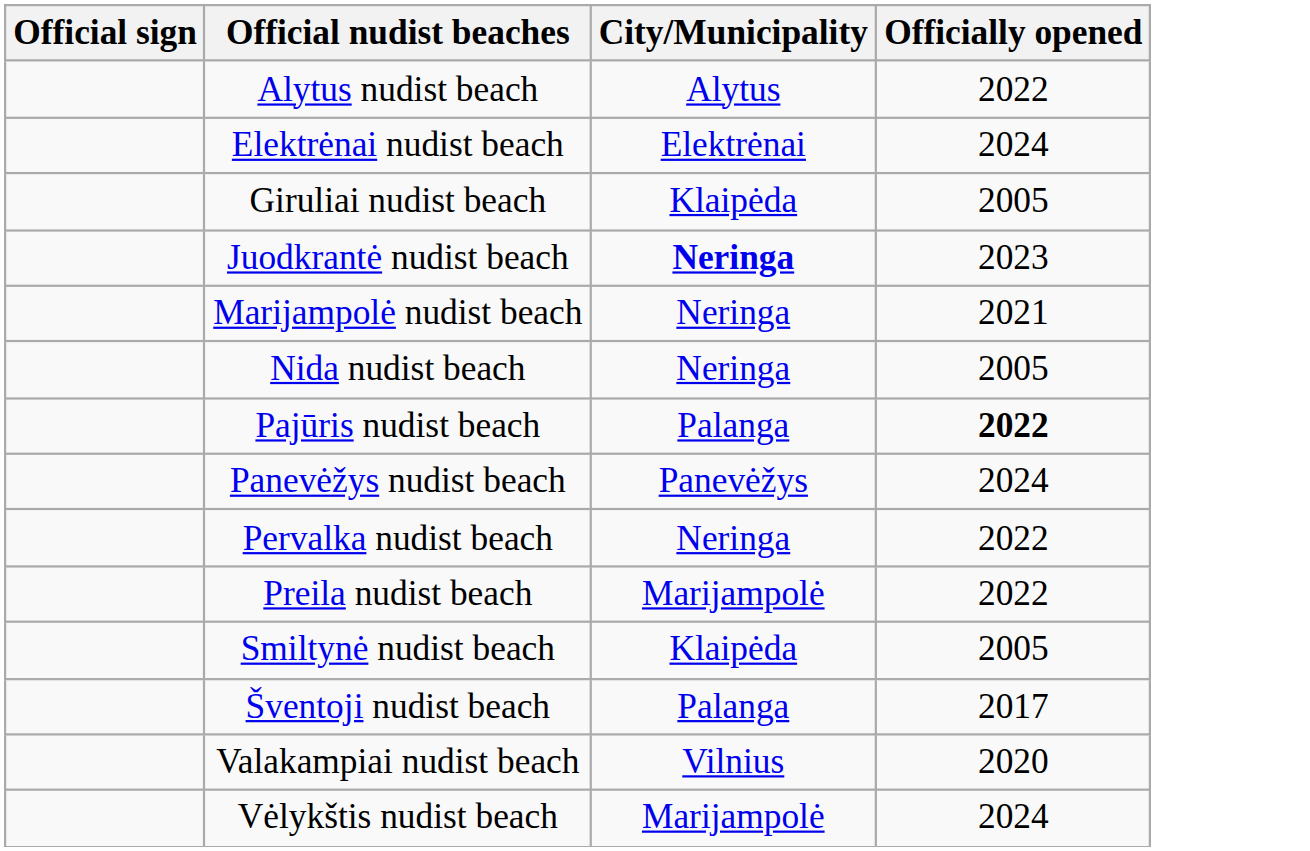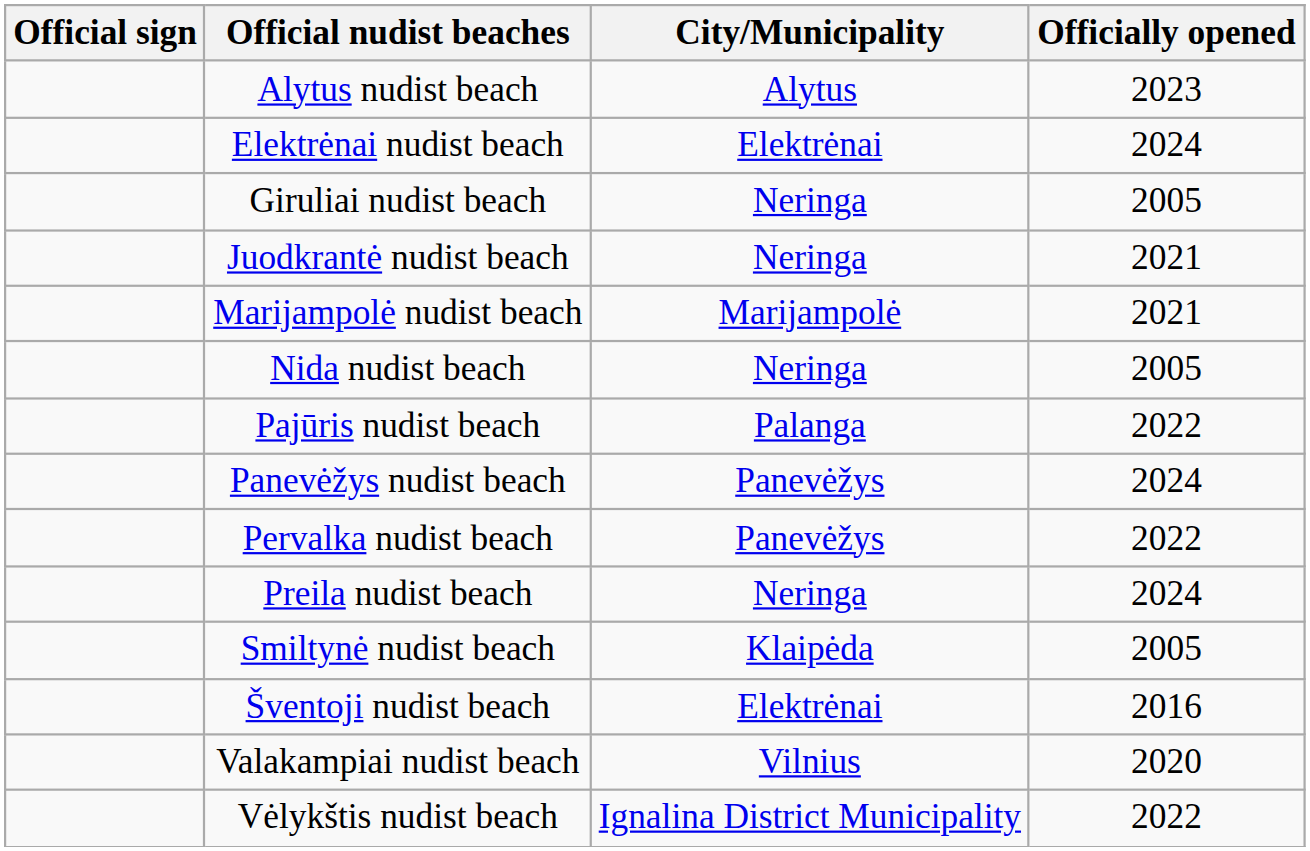(1013, 88) 2022 -> (1166, 88) 2023
(733, 200) Klaipėda -> (810, 200) Neringa
(733, 256) bold -> (810, 256) normal
(1013, 256) 2023 -> (1166, 256) 2021
(733, 312) Neringa -> (810, 312) Marijampolė
(1013, 425) bold -> (1166, 425) normal
(733, 537) Neringa -> (810, 537) Panevėžys
(733, 593) Marijampolė -> (810, 593) Neringa
(1013, 593) 2022 -> (1166, 593) 2024
(733, 705) Palanga -> (810, 705) Elektrėnai
(1013, 705) 2017 -> (1166, 705) 2016
(733, 817) Marijampolė -> (810, 817) Ignalina District Municipality
(1013, 817) 2024 -> (1166, 817) 2022
